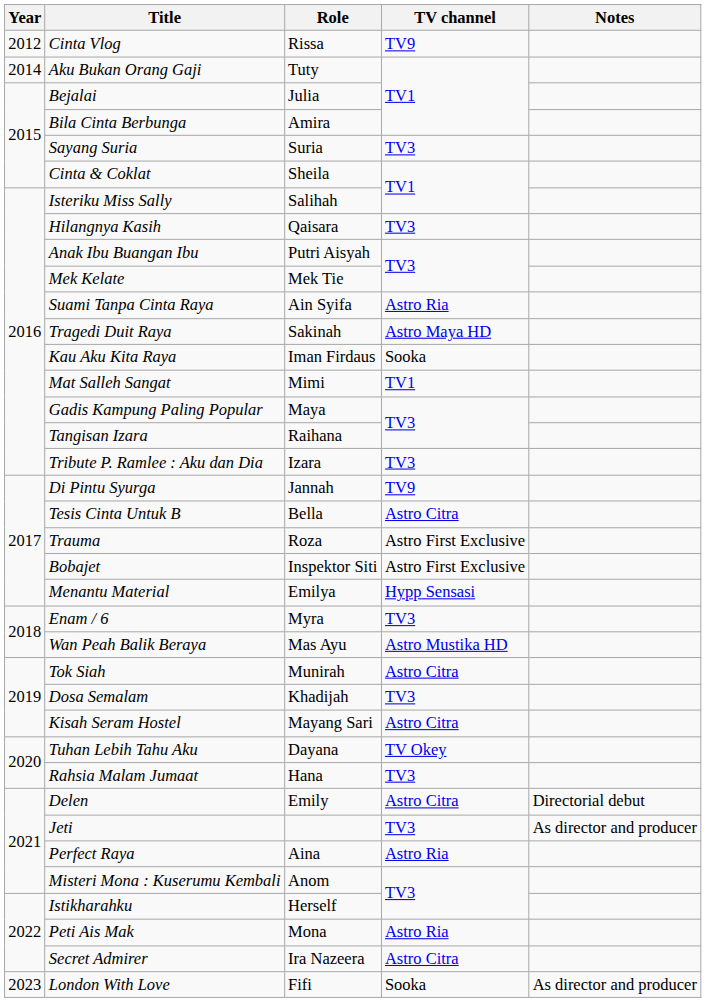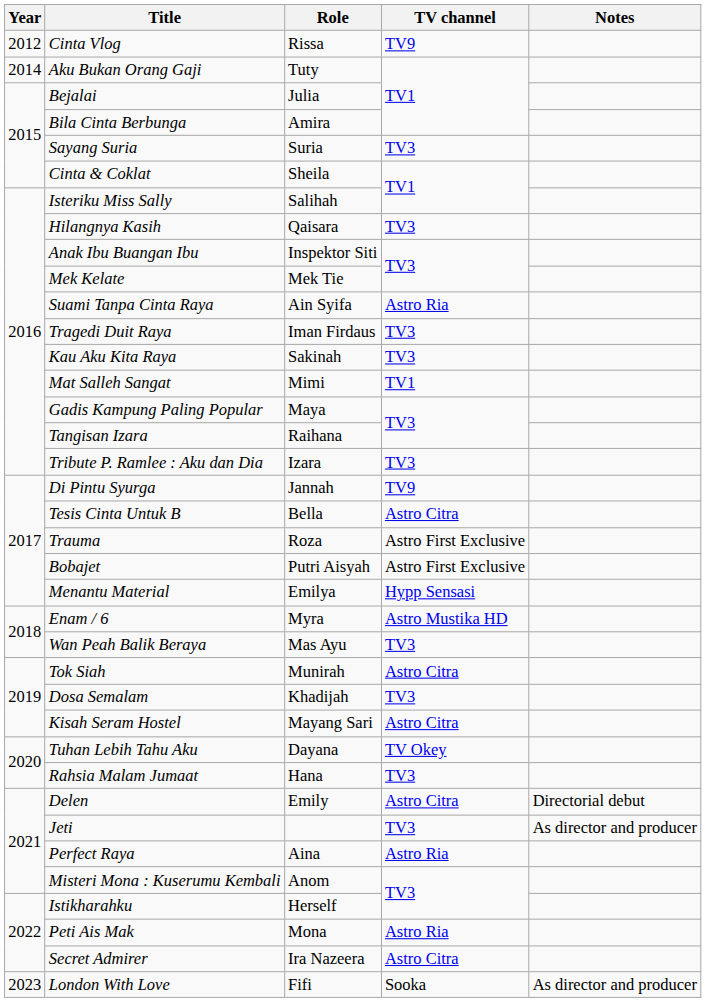(329, 252) Putri Aisyah -> (333, 252) Inspektor Siti
(315, 331) Sakinah -> (332, 331) Iman Firdaus
(438, 331) Astro Maya HD -> (400, 331) TV3
(332, 357) Iman Firdaus -> (315, 357) Sakinah
(406, 357) Sooka -> (400, 357) TV3
(333, 566) Inspektor Siti -> (329, 566) Putri Aisyah
(400, 618) TV3 -> (446, 618) Astro Mustika HD
(446, 644) Astro Mustika HD -> (400, 644) TV3
